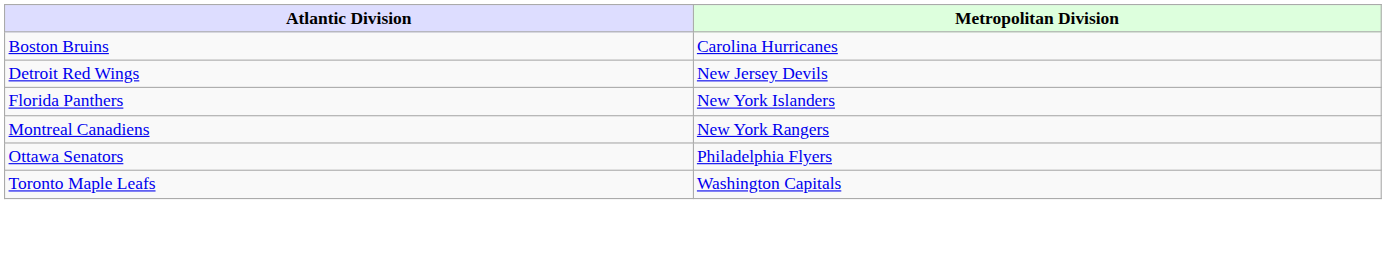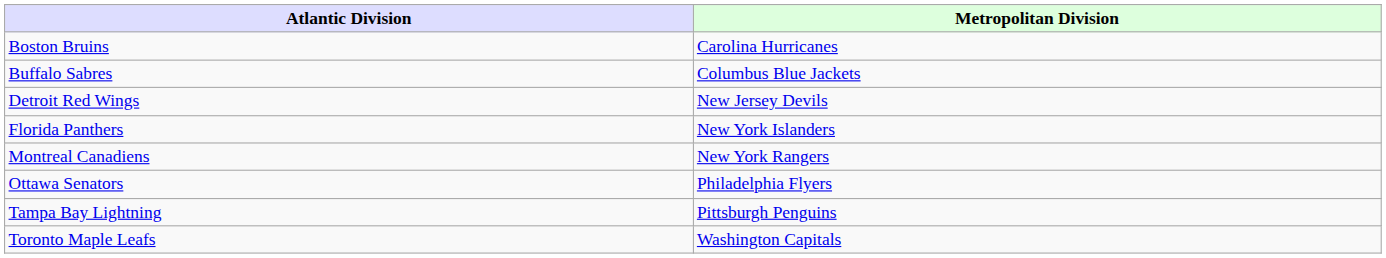+ row: (60, 73)
+ row: (85, 211)
